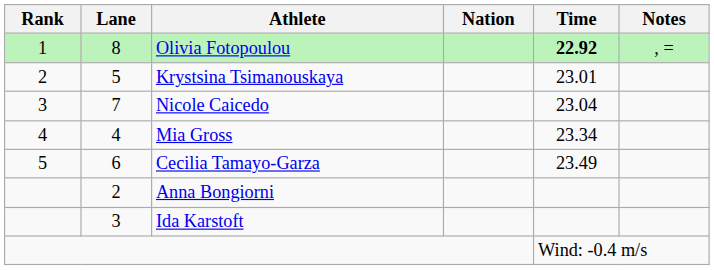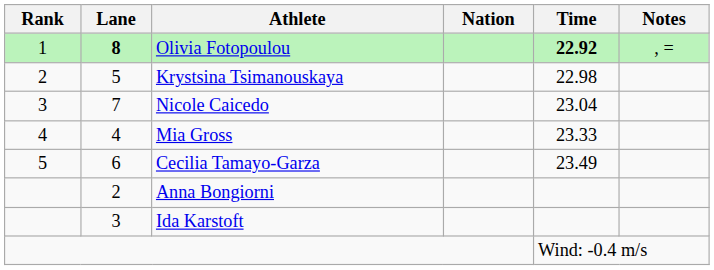(116, 47) normal -> (116, 47) bold
(577, 76) 23.01 -> (577, 76) 22.98
(577, 134) 23.34 -> (577, 134) 23.33
